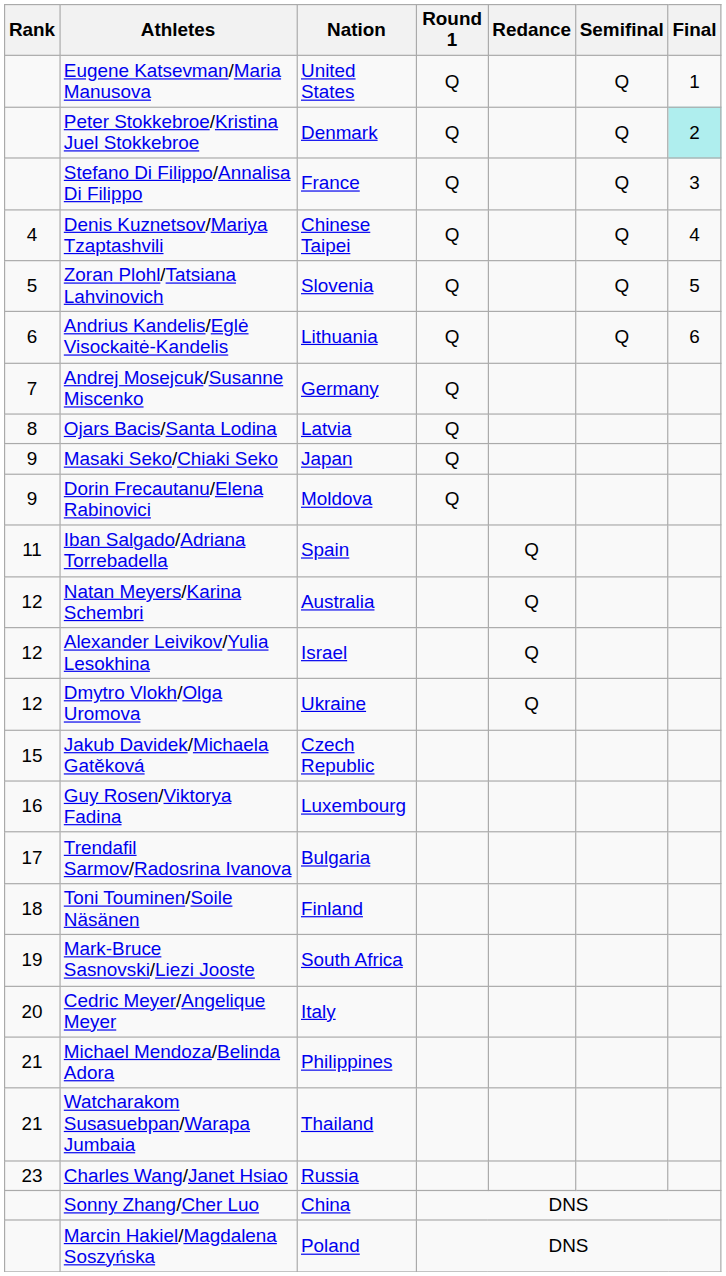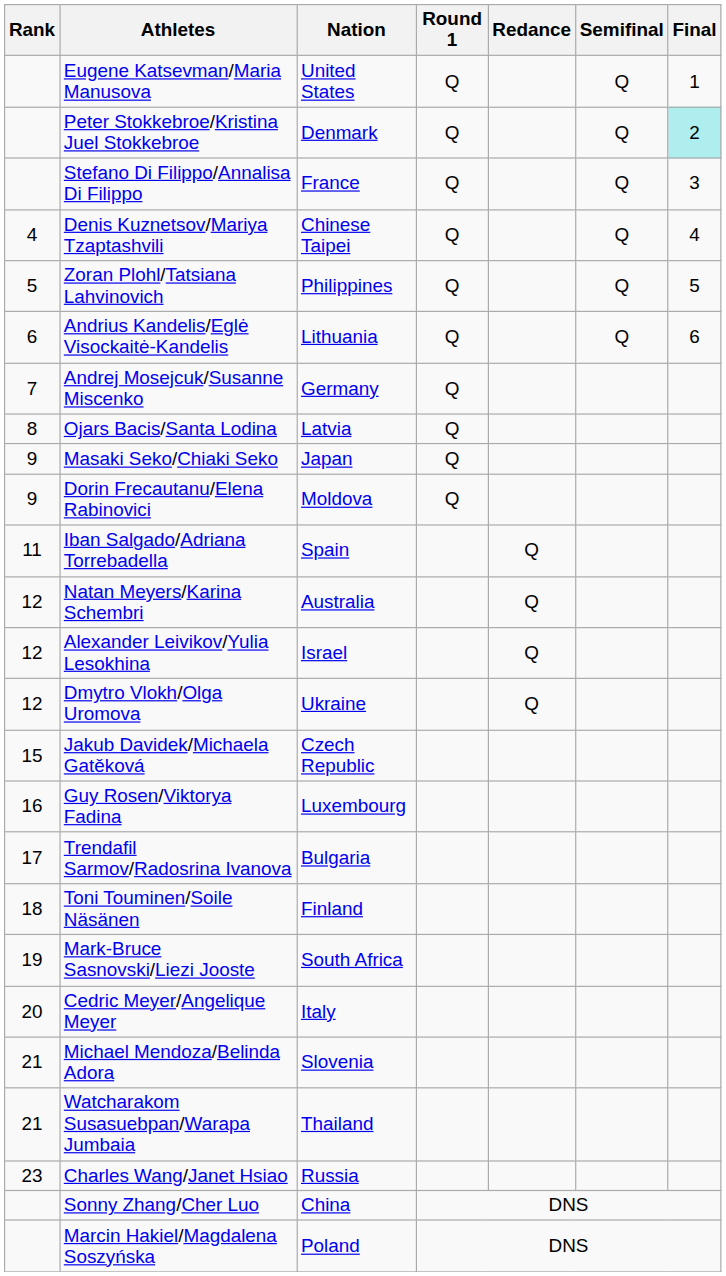(337, 286) Slovenia -> (347, 286) Philippines
(347, 1062) Philippines -> (337, 1062) Slovenia
